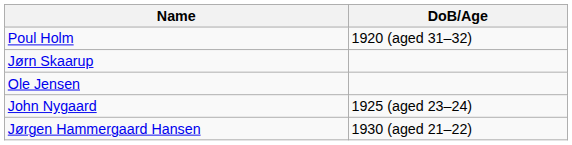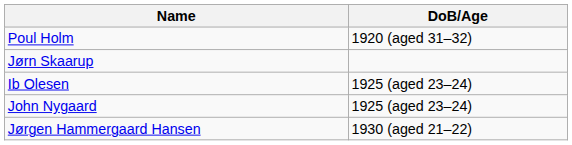- row: (44, 84)
+ row: (38, 84)
